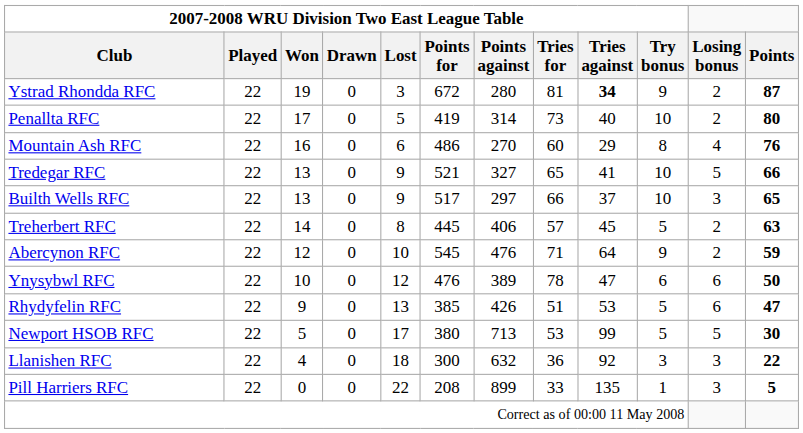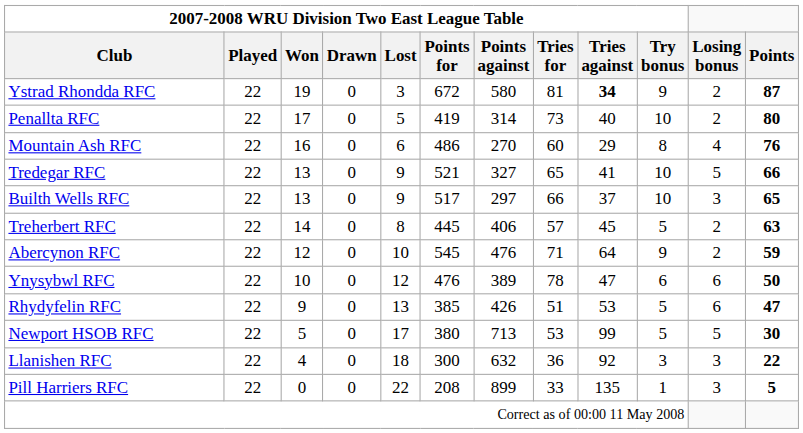(503, 91) 280 -> (503, 91) 580
